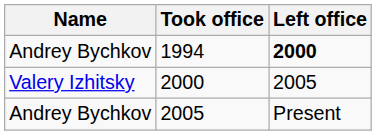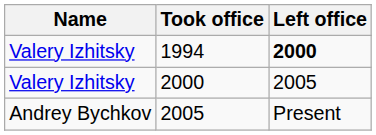(80, 51) Andrey Bychkov -> (72, 51) Valery Izhitsky
